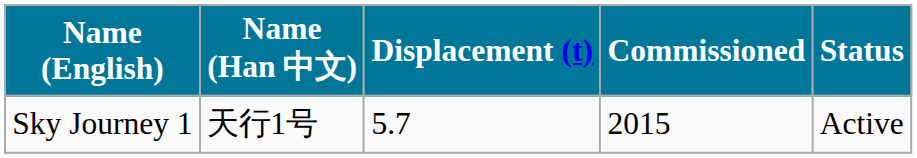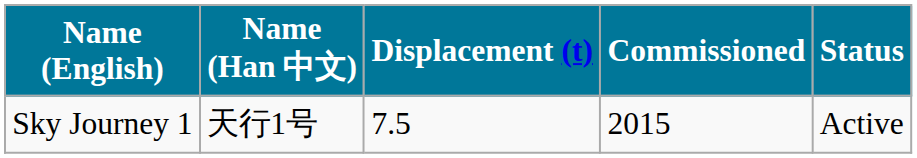(391, 123) 5.7 -> (391, 123) 7.5
